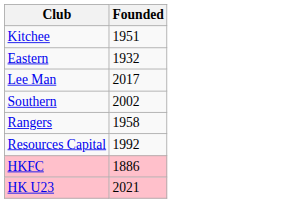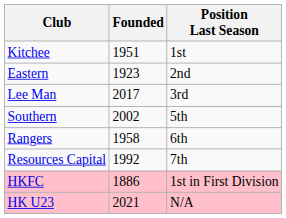+ column: (224, 22)
(126, 58) 1932 -> (126, 73) 1923
